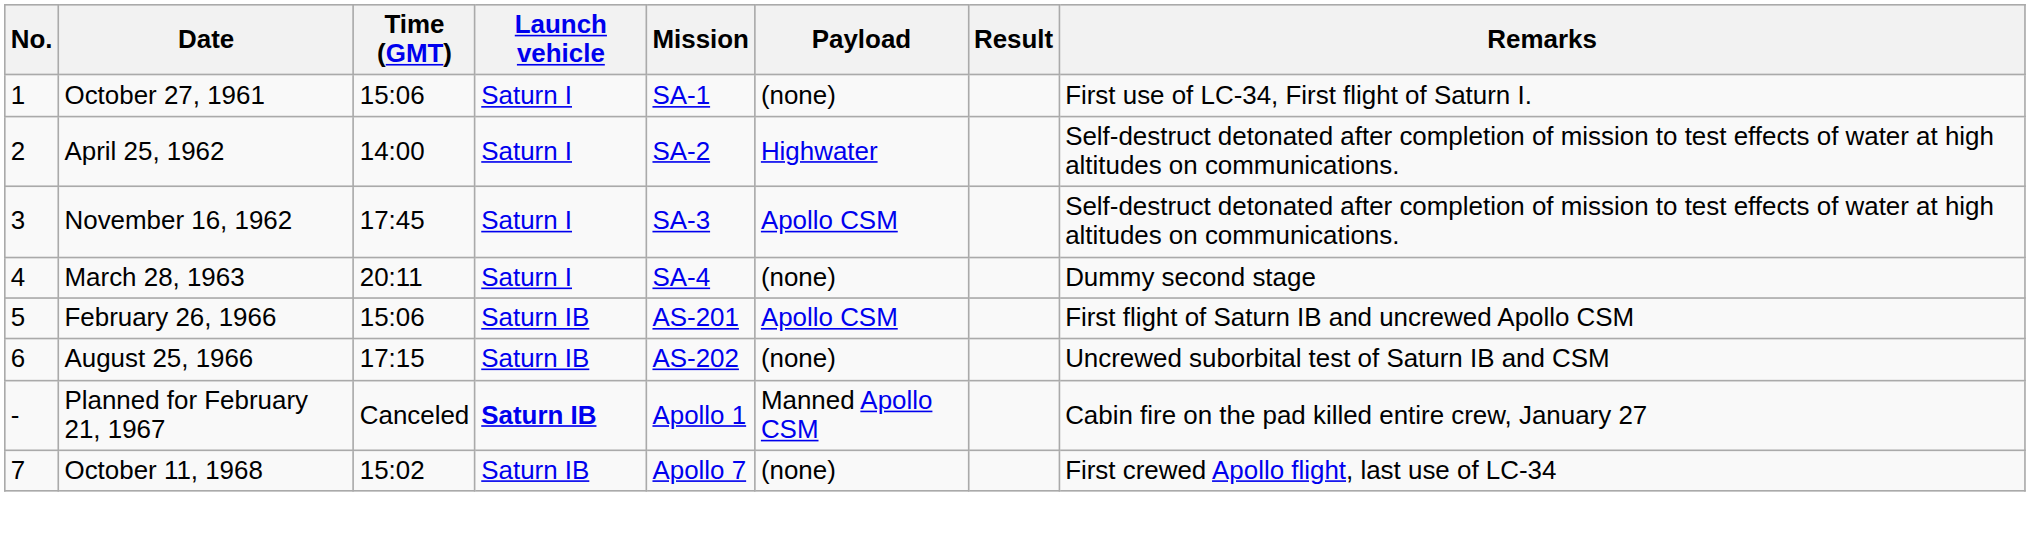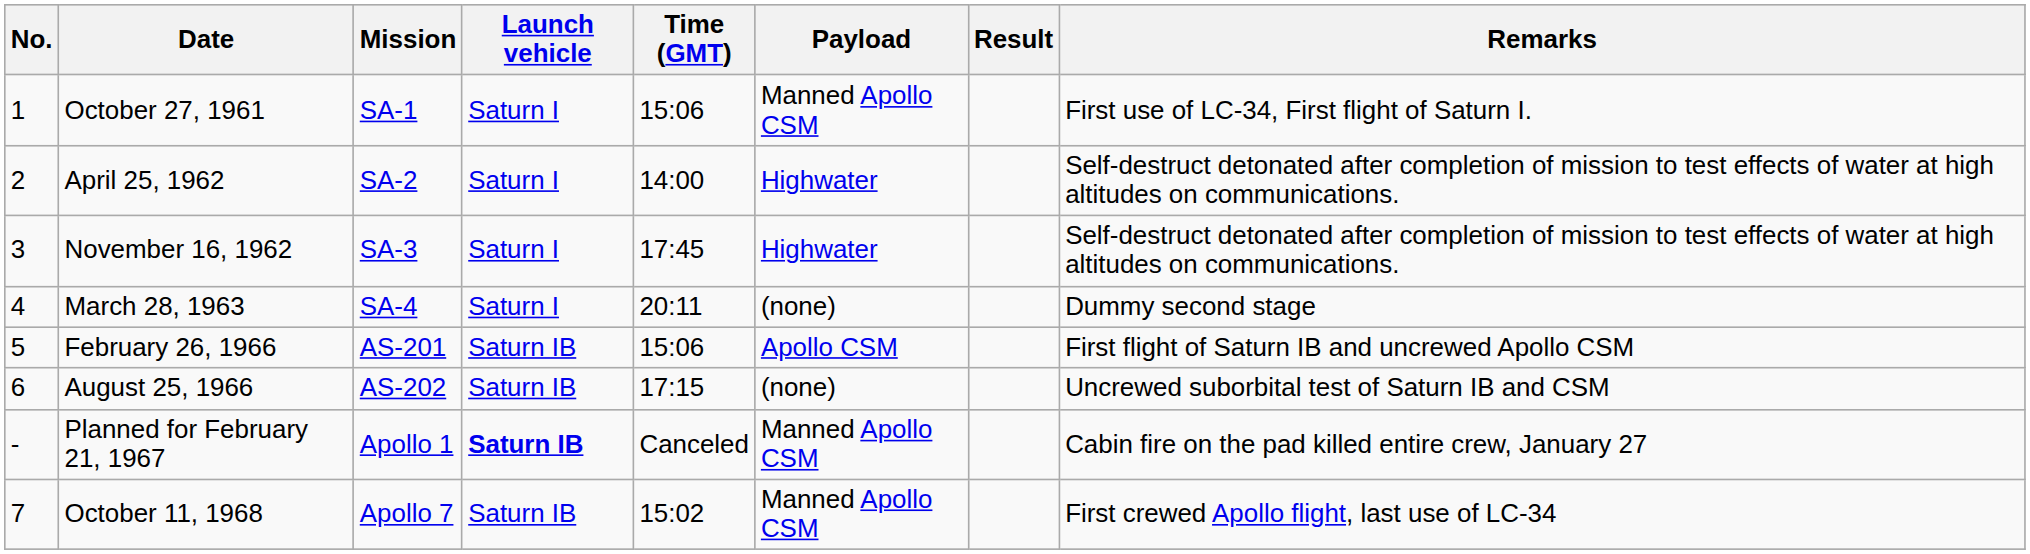columns swapped: (415, 39) <-> (701, 39)
(798, 95) (none) -> (847, 109) Manned Apollo CSM
(829, 221) Apollo CSM -> (819, 250) Highwater
(798, 470) (none) -> (847, 514) Manned Apollo CSM
